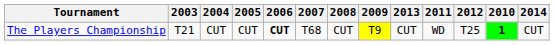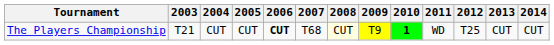columns swapped: (502, 14) <-> (407, 14)
(343, 31) no background -> (343, 31) lightyellow background
